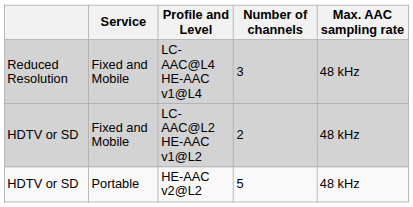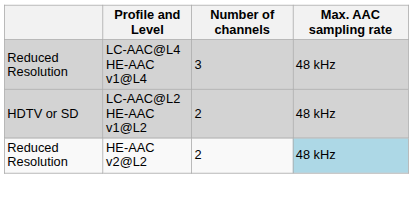- column: (123, 22)
(43, 184) HDTV or SD -> (38, 155) Reduced Resolution
(240, 184) 5 -> (198, 155) 2
(340, 184) no background -> (316, 155) lightblue background
